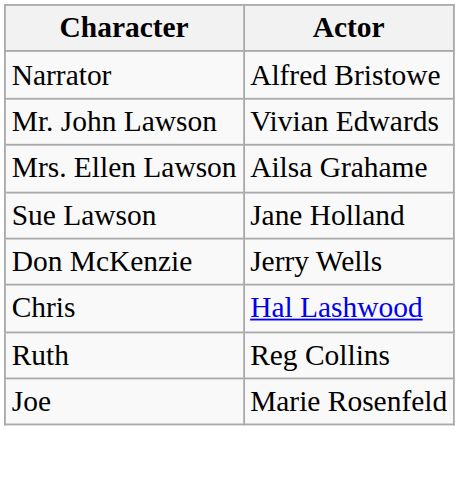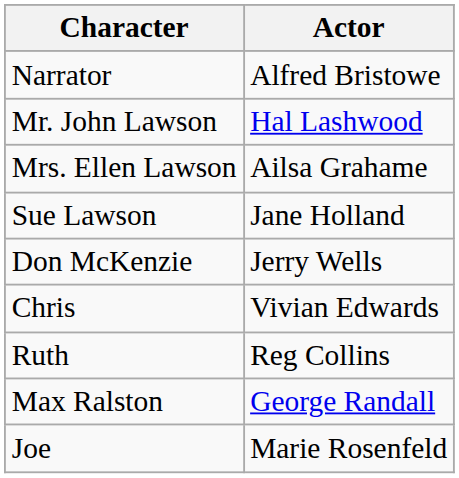(345, 121) Vivian Edwards -> (336, 121) Hal Lashwood
(336, 307) Hal Lashwood -> (345, 307) Vivian Edwards
+ row: (87, 401)
